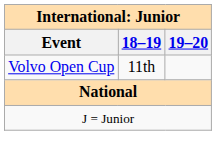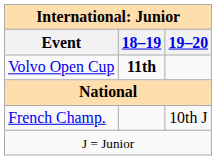(141, 67) normal -> (141, 67) bold
+ row: (57, 117)
